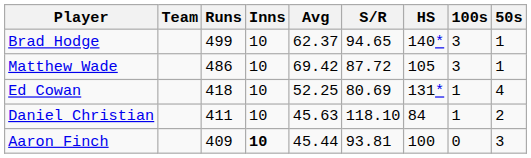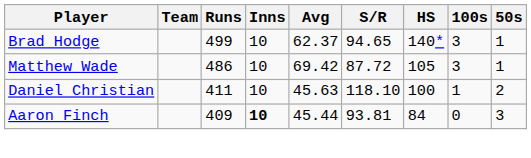- row: (45, 91)
(417, 116) 84 -> (421, 91) 100
(421, 141) 100 -> (417, 116) 84
